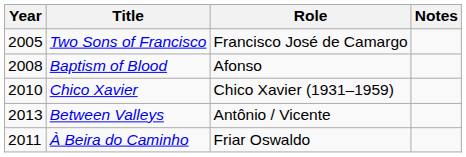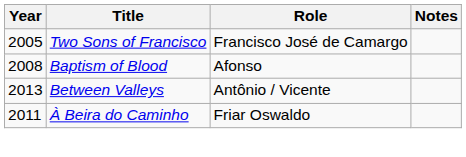- row: (94, 90)
